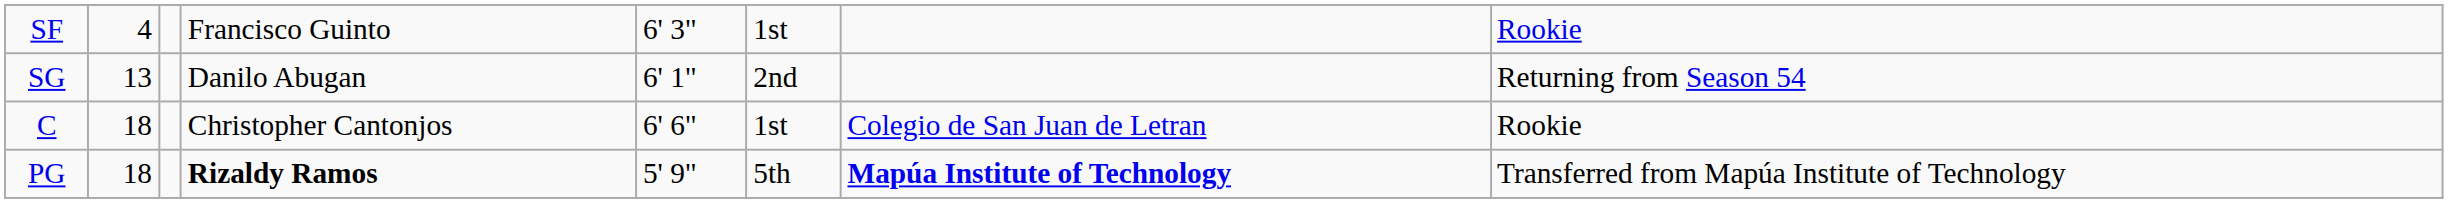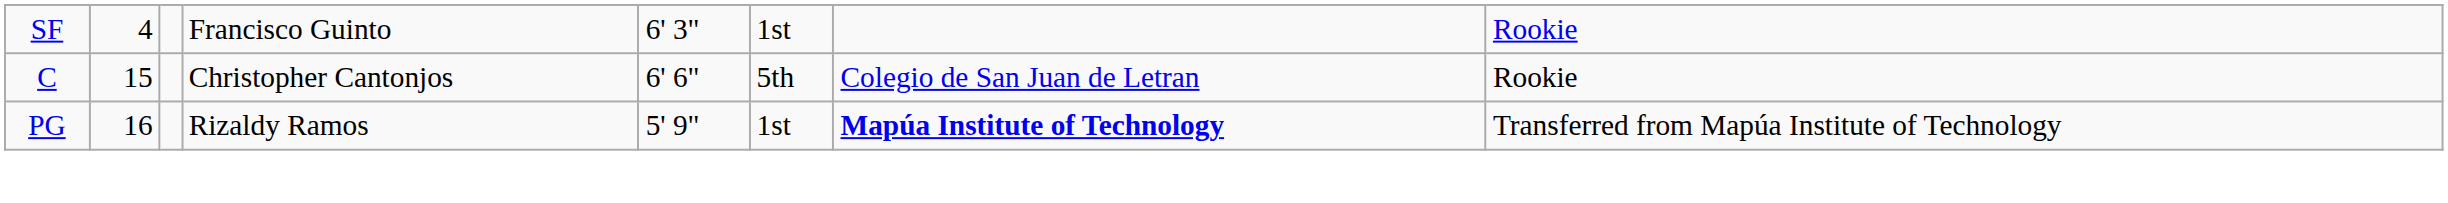- row: (47, 77)
(137, 125) 18 -> (138, 77) 15
(770, 125) 1st -> (775, 77) 5th
(137, 173) 18 -> (138, 125) 16
(283, 173) bold -> (279, 125) normal
(772, 173) 5th -> (774, 125) 1st
